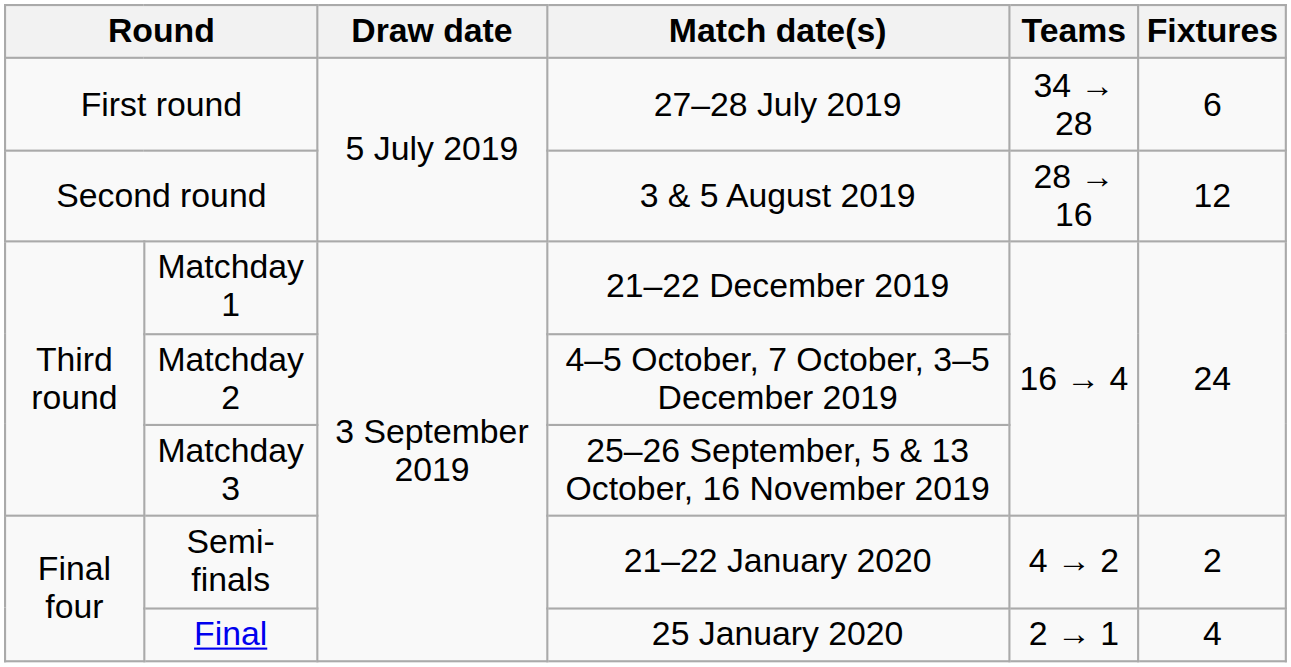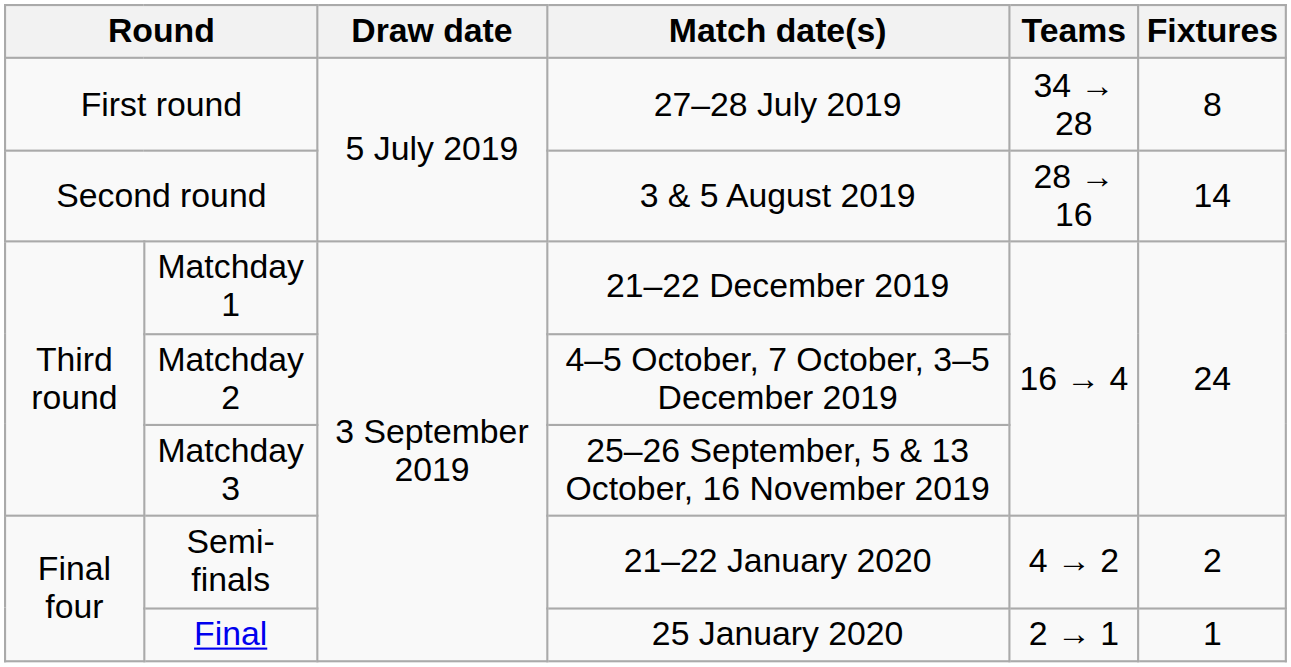(1212, 103) 6 -> (1212, 103) 8
(1212, 195) 12 -> (1212, 195) 14
(1212, 633) 4 -> (1212, 633) 1
